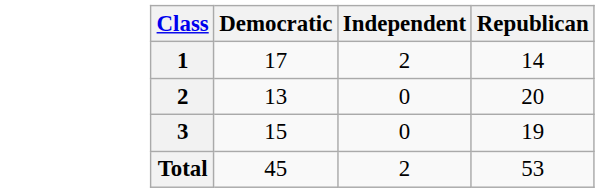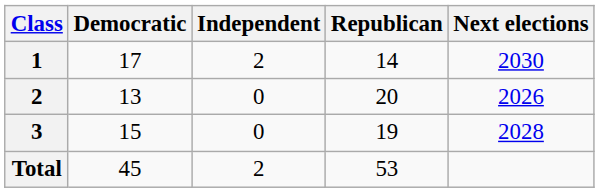+ column: (521, 23)
